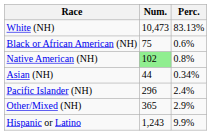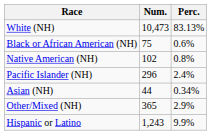(149, 59) lightgreen background -> (149, 59) no background
rows swapped: (30, 75) <-> (49, 91)
